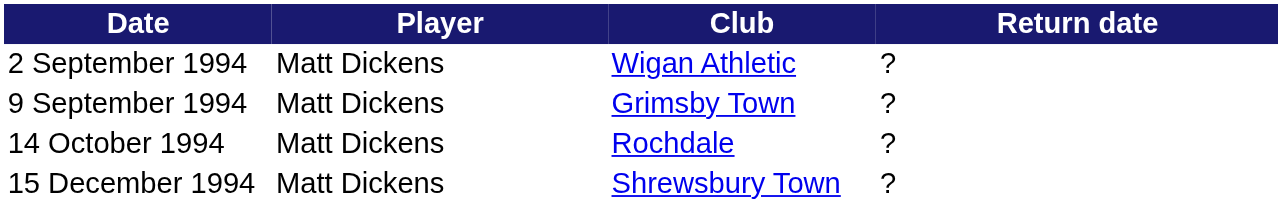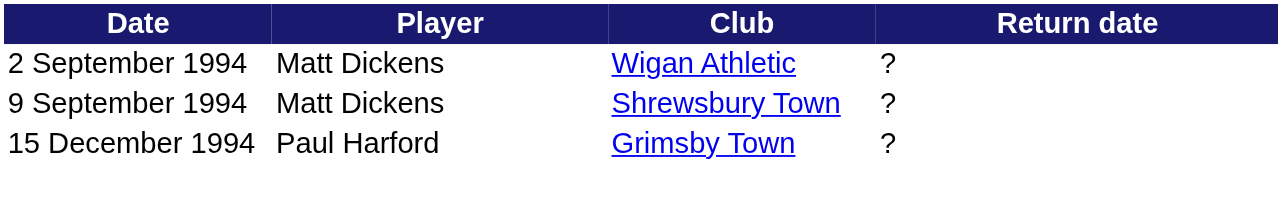(703, 103) Grimsby Town -> (726, 103) Shrewsbury Town
- row: (116, 143)
(360, 183) Matt Dickens -> (358, 143) Paul Harford
(726, 183) Shrewsbury Town -> (703, 143) Grimsby Town
